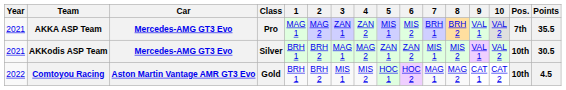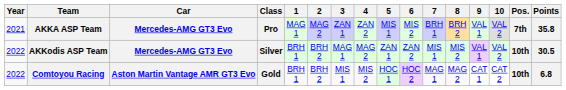(546, 28) 35.5 -> (546, 28) 35.8
(16, 51) 2021 -> (16, 51) 2022
(546, 74) 4.5 -> (546, 74) 6.8
